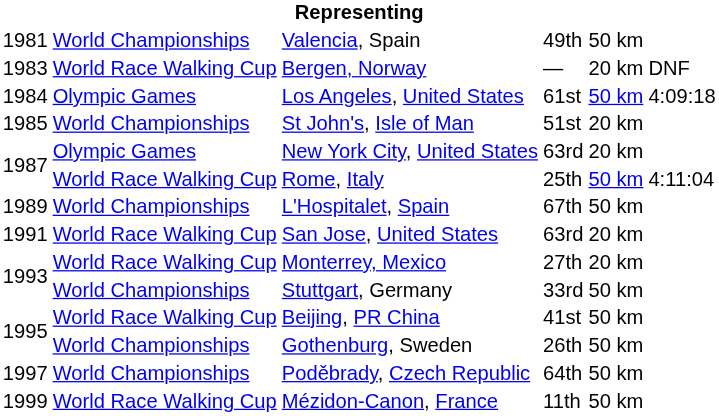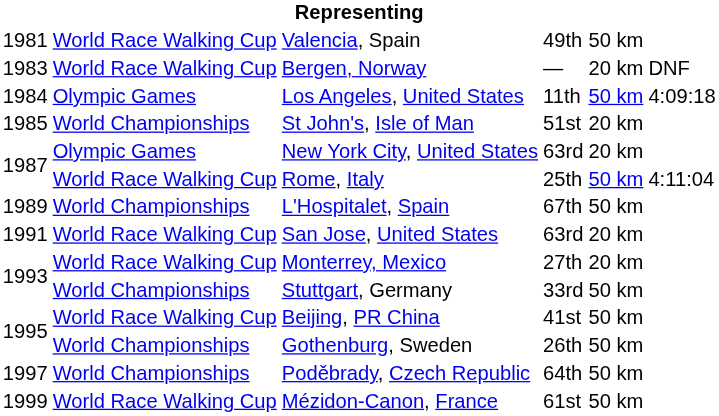(151, 40) World Championships -> (165, 40) World Race Walking Cup
(562, 96) 61st -> (562, 96) 11th
(562, 401) 11th -> (562, 401) 61st
